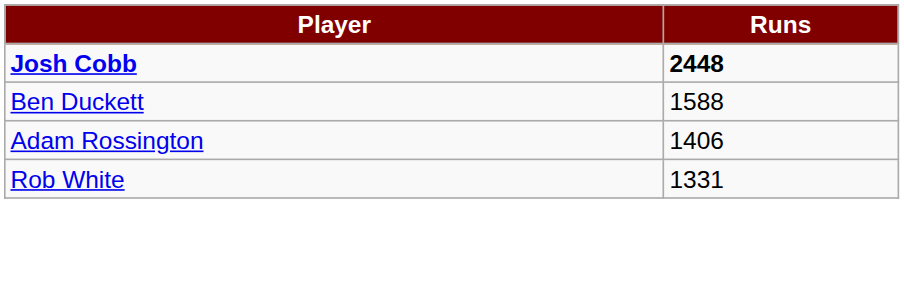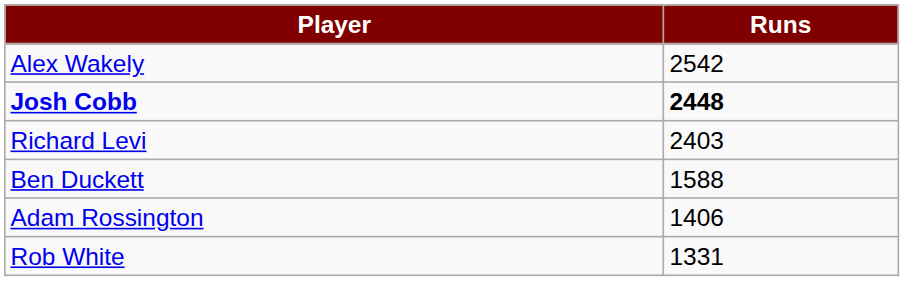+ row: (77, 63)
+ row: (78, 141)
